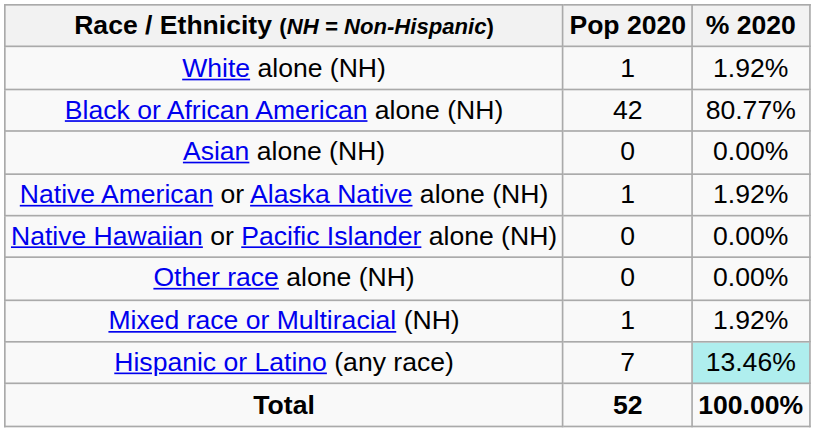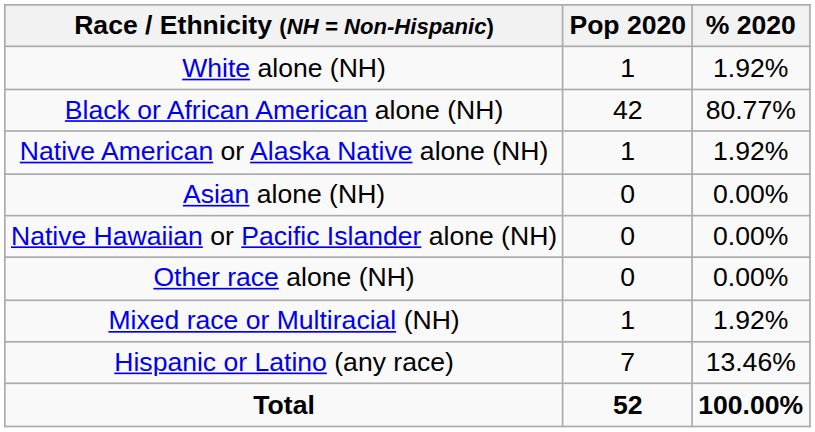rows swapped: (284, 194) <-> (284, 151)
(751, 362) paleturquoise background -> (751, 362) no background
